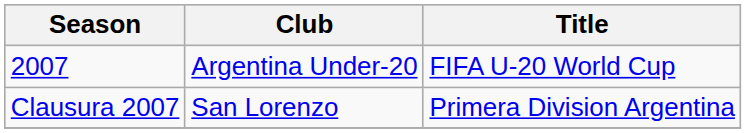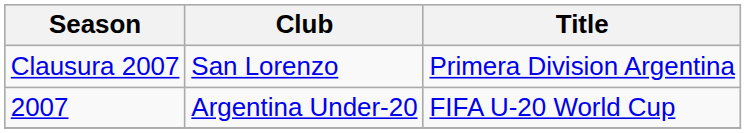rows swapped: (95, 107) <-> (40, 66)
